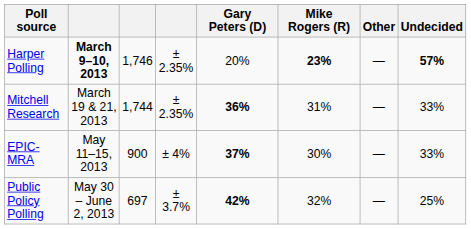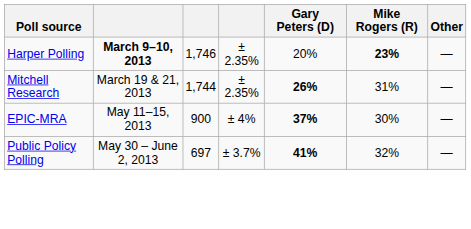- column: (432, 27)
(237, 107) 36% -> (305, 86) 26%
(237, 200) 42% -> (305, 152) 41%
